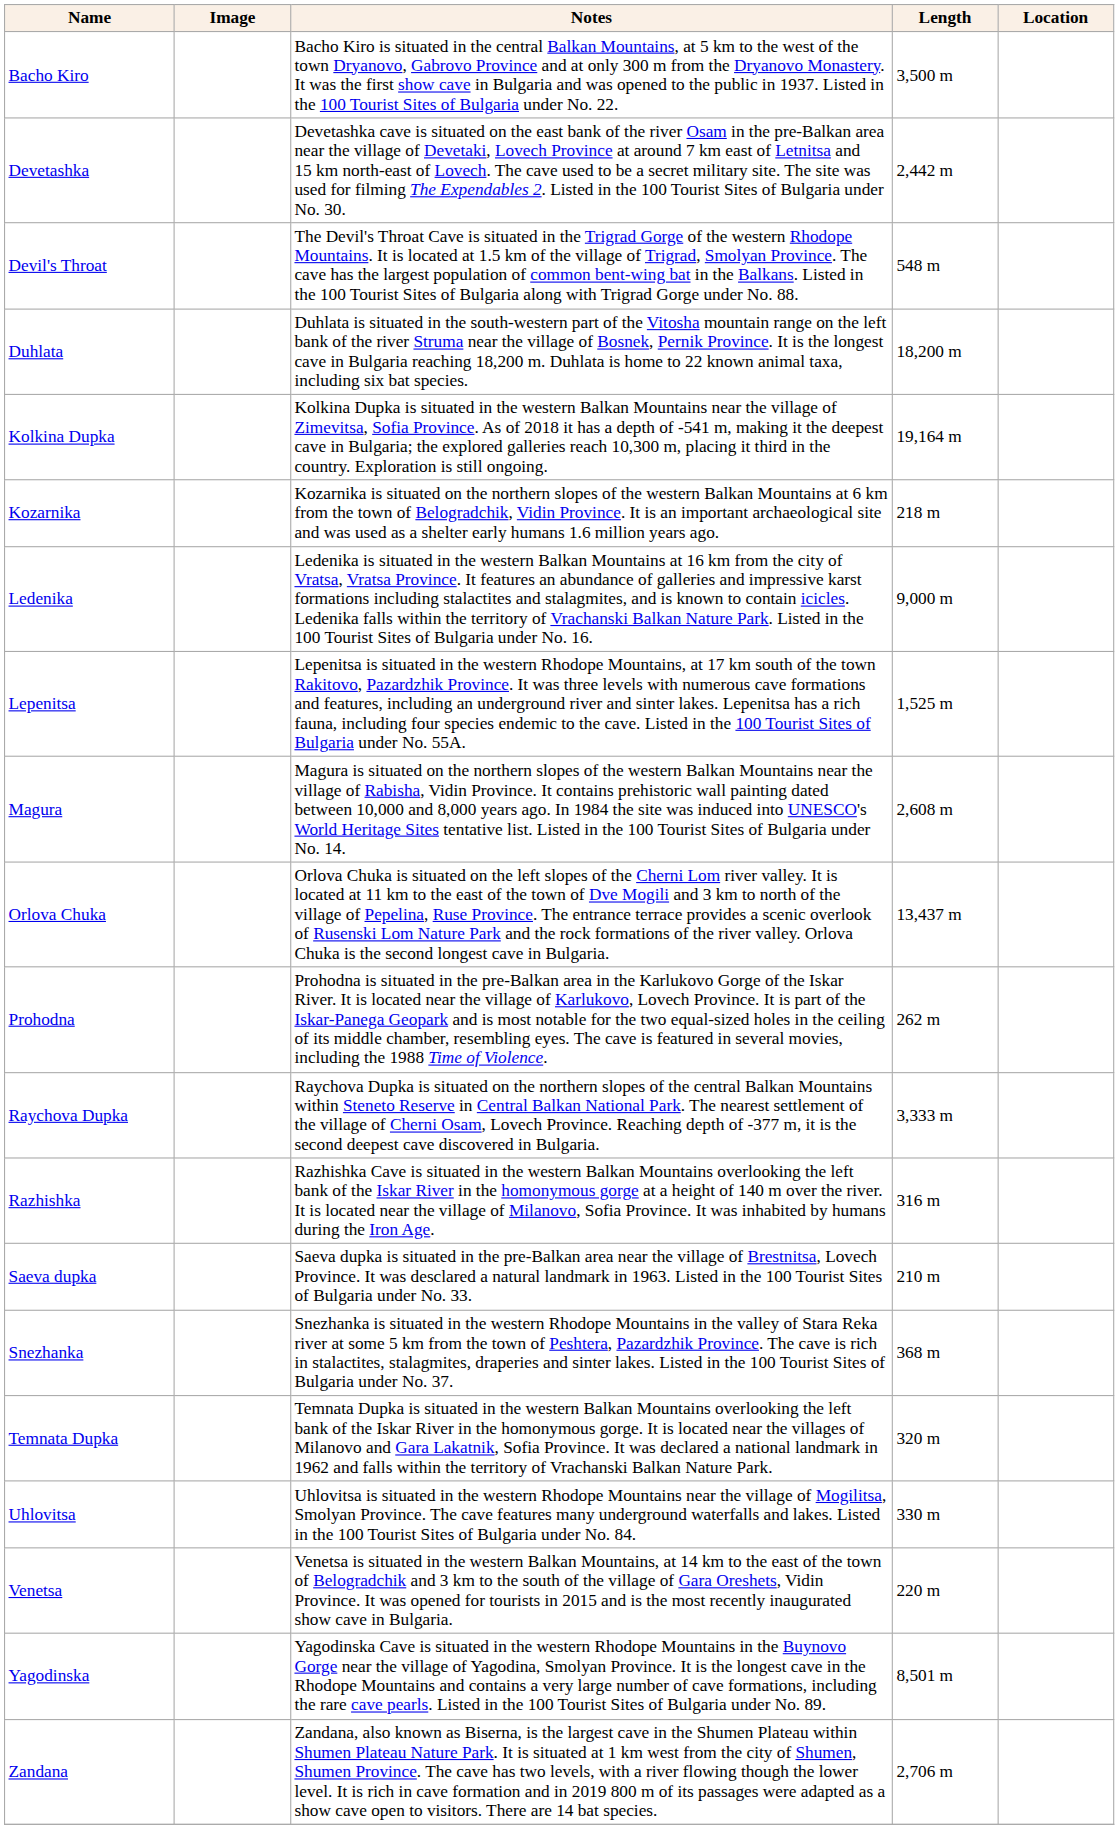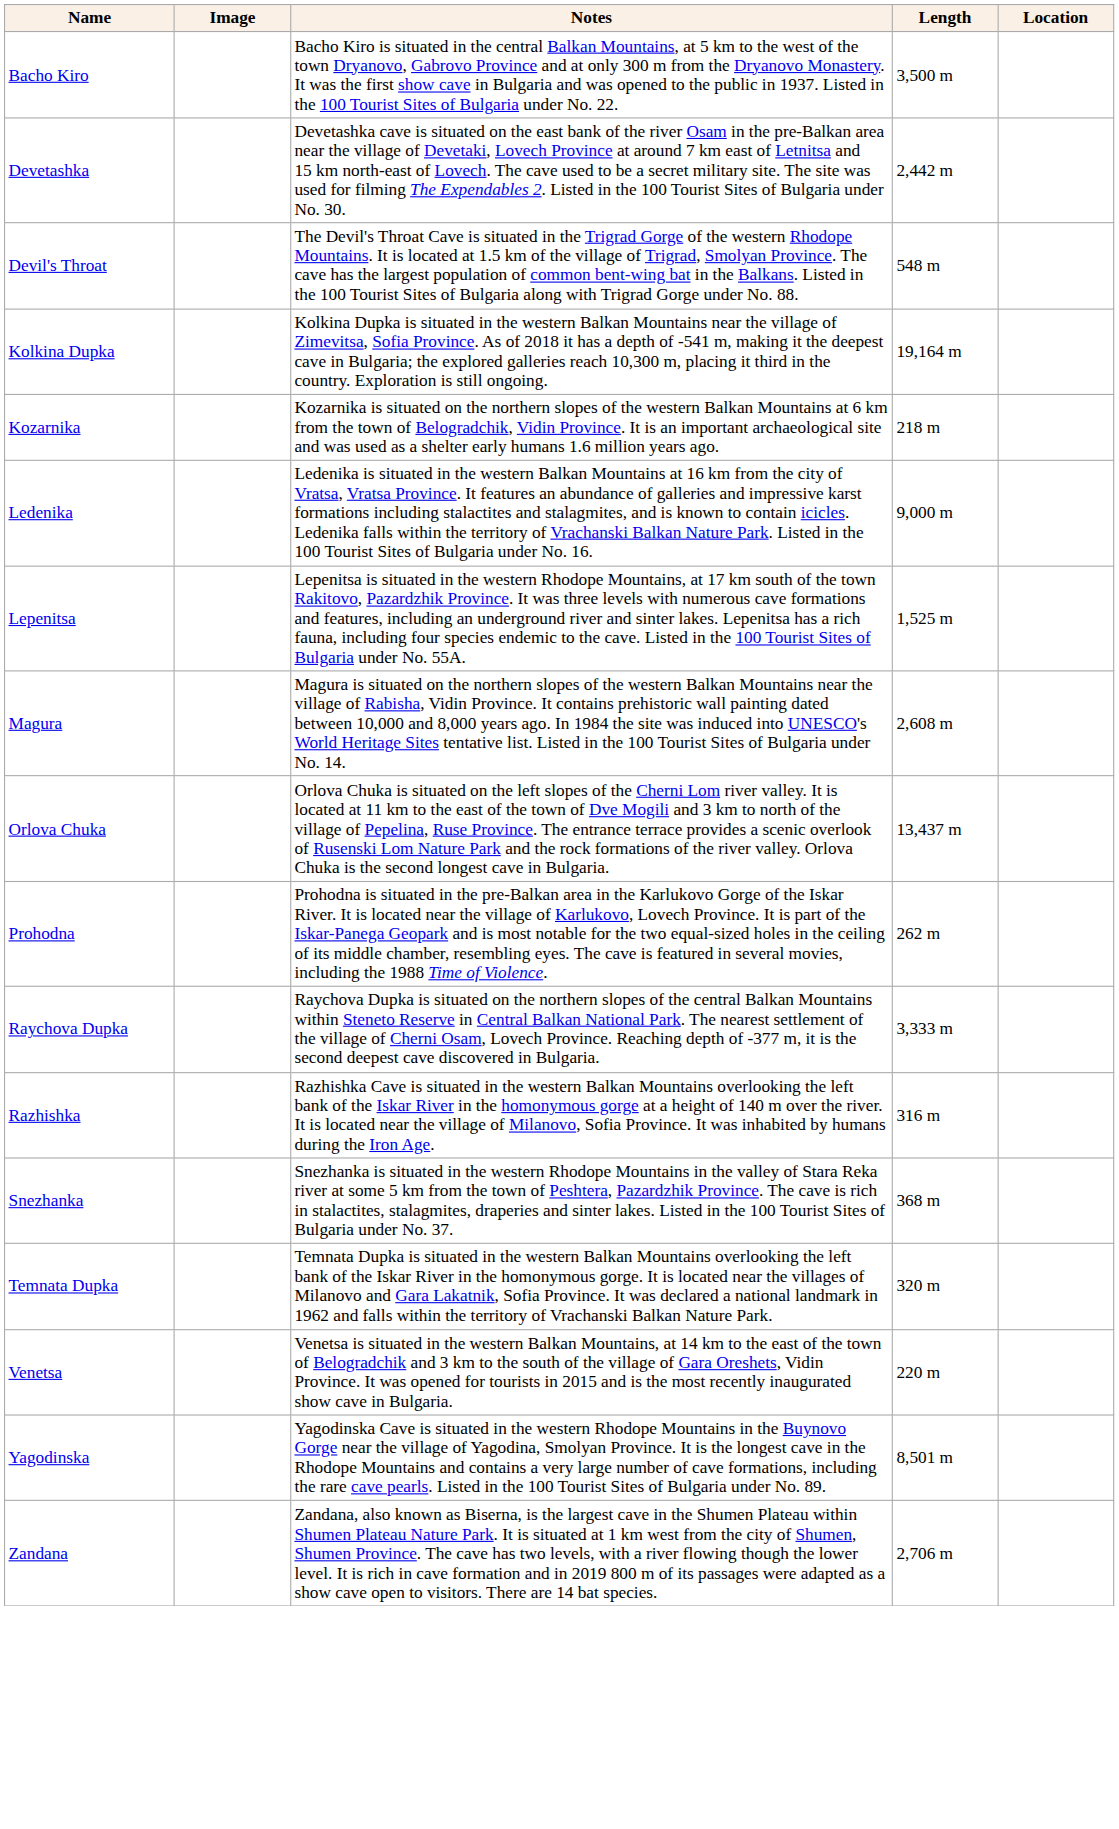- row: (36, 351)
- row: (52, 1276)
- row: (42, 1514)
